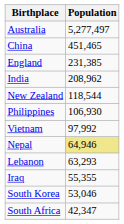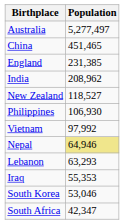(85, 95) 118,544 -> (85, 95) 118,527
(82, 178) 55,355 -> (82, 178) 55,353
